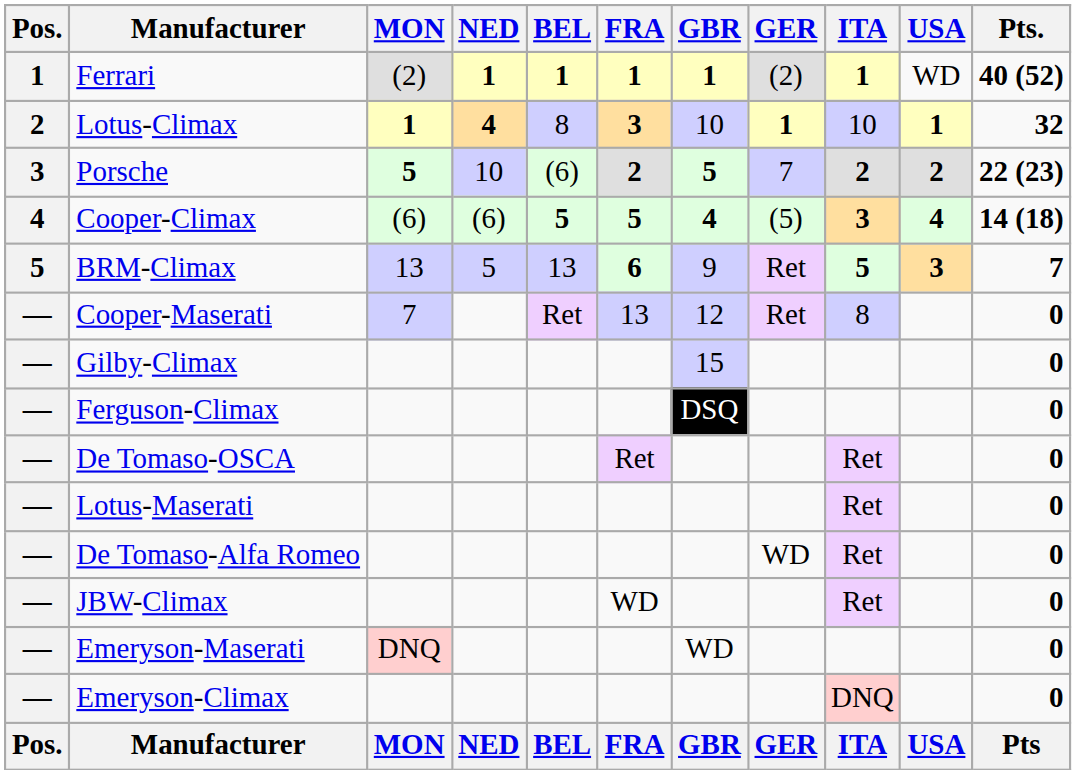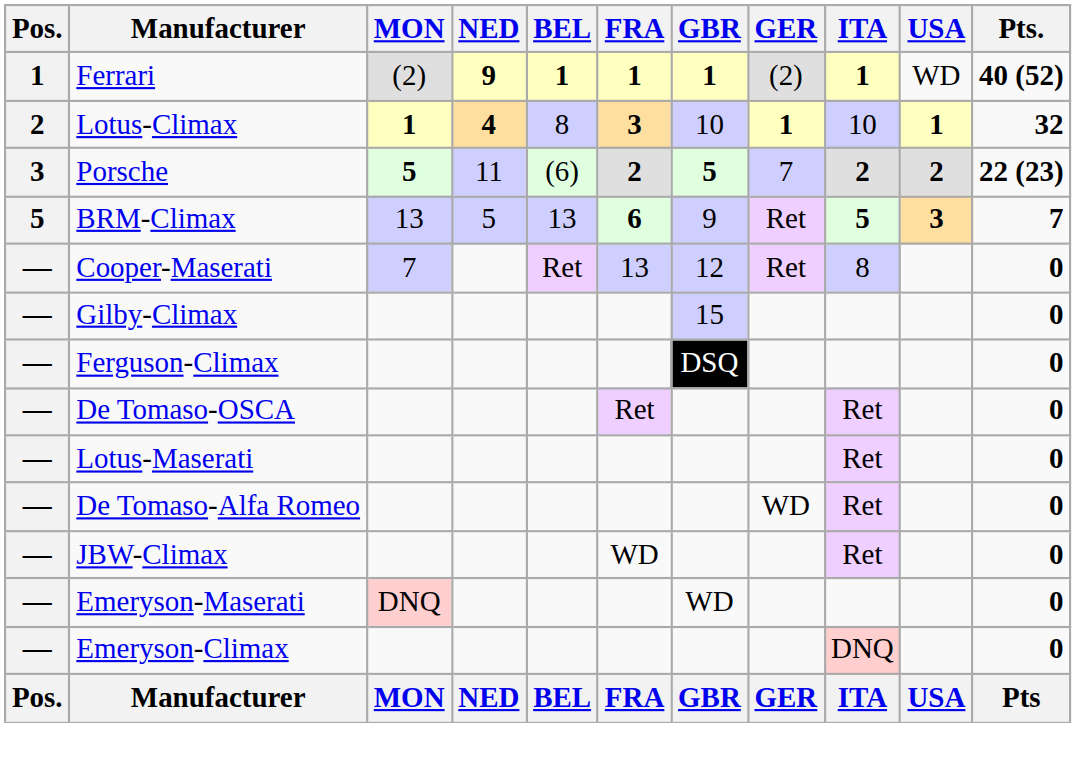(489, 75) 1 -> (489, 75) 9
(489, 171) 10 -> (489, 171) 11
- row: (166, 219)
